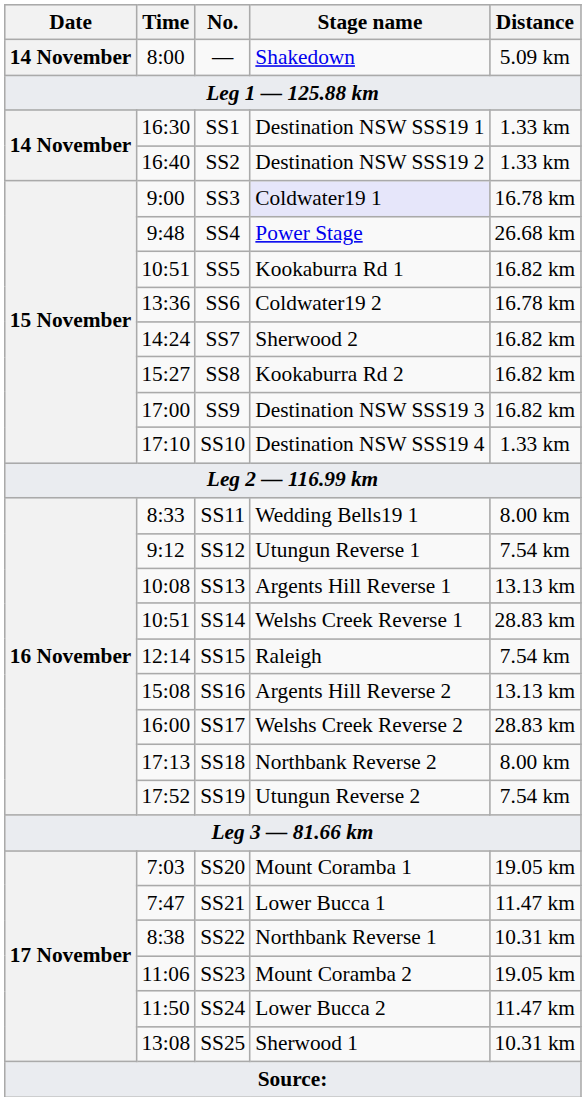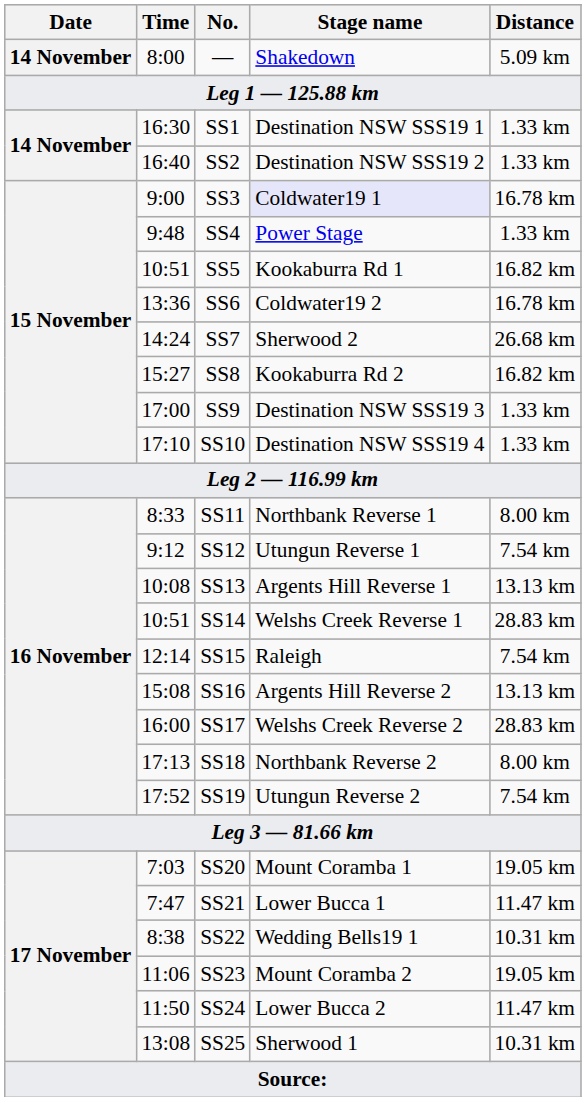(535, 233) 26.68 km -> (535, 233) 1.33 km
(535, 338) 16.82 km -> (535, 338) 26.68 km
(535, 409) 16.82 km -> (535, 409) 1.33 km
(337, 514) Wedding Bells19 1 -> (346, 514) Northbank Reverse 1
(346, 937) Northbank Reverse 1 -> (337, 937) Wedding Bells19 1
